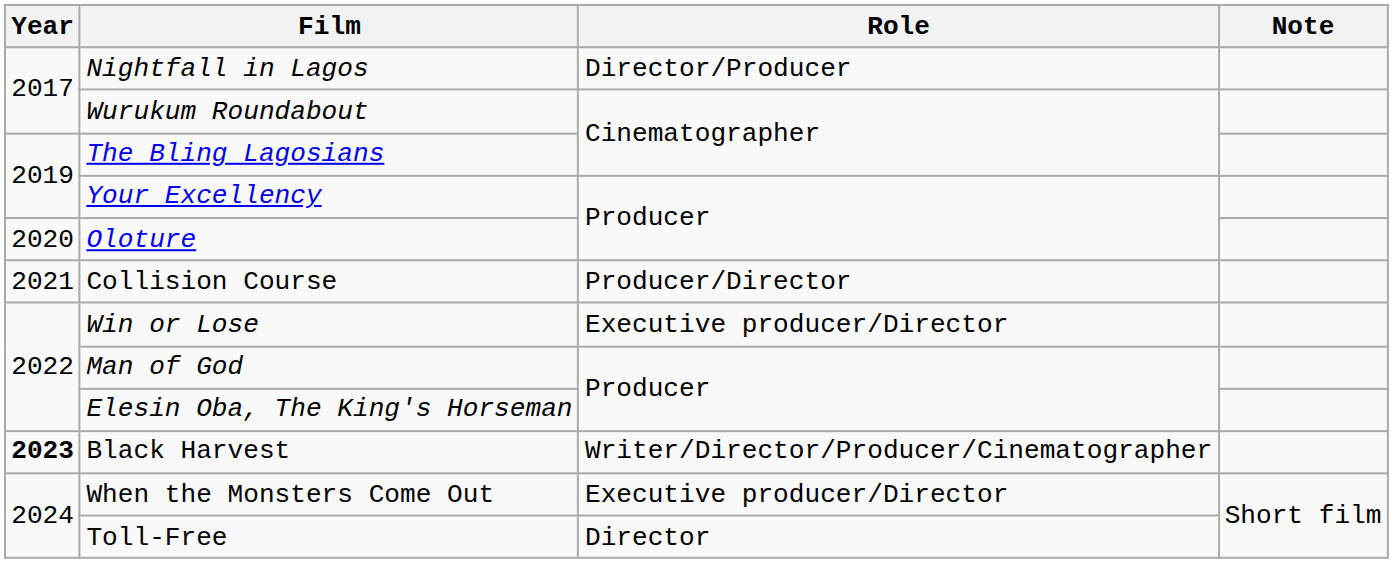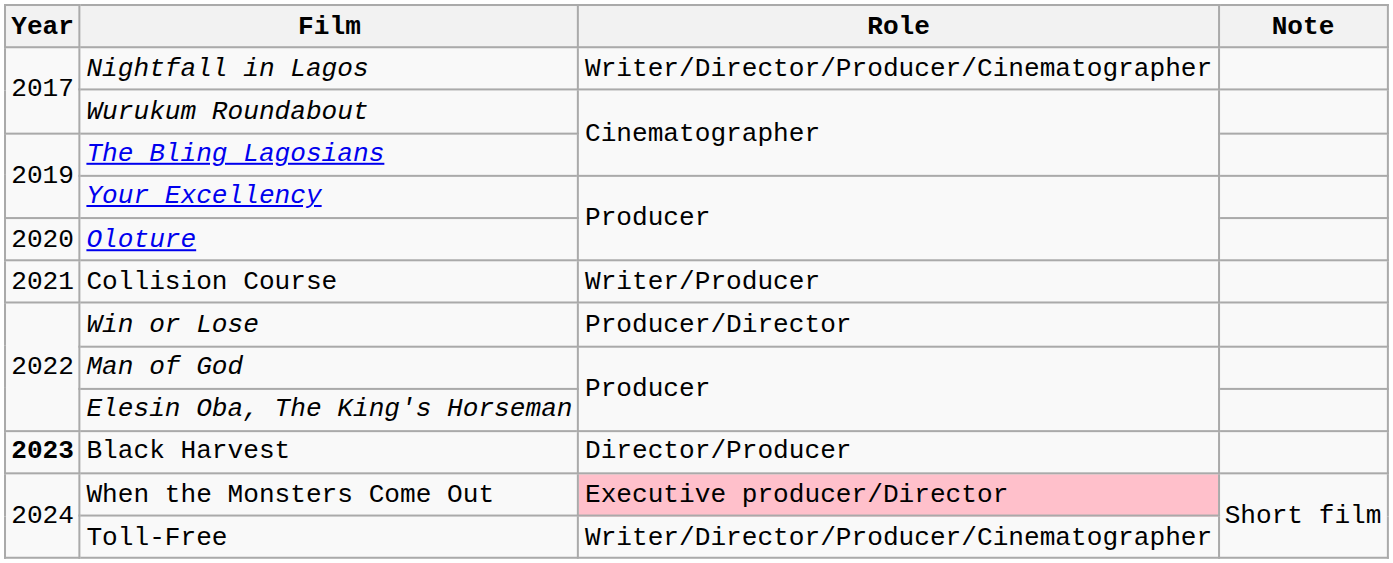(718, 69) Director/Producer -> (899, 69) Writer/Director/Producer/Cinematographer
(718, 282) Producer/Director -> (703, 282) Writer/Producer
(797, 324) Executive producer/Director -> (718, 324) Producer/Director
(899, 452) Writer/Director/Producer/Cinematographer -> (718, 452) Director/Producer
(797, 495) no background -> (797, 495) pink background
(648, 537) Director -> (899, 537) Writer/Director/Producer/Cinematographer
